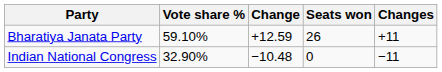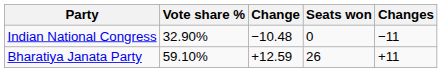rows swapped: (75, 36) <-> (82, 57)
